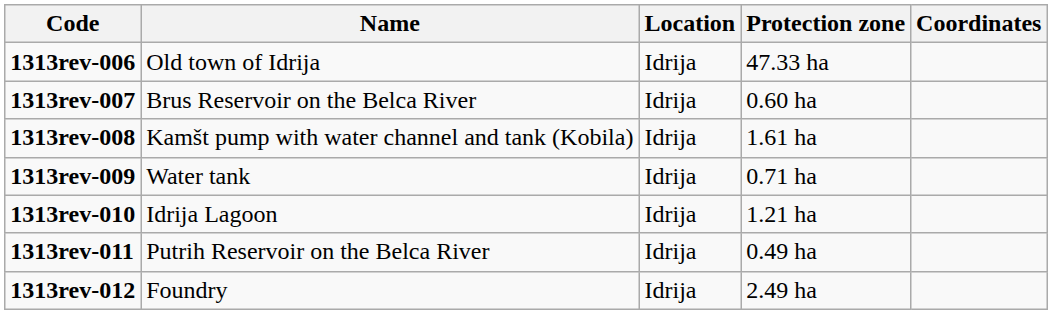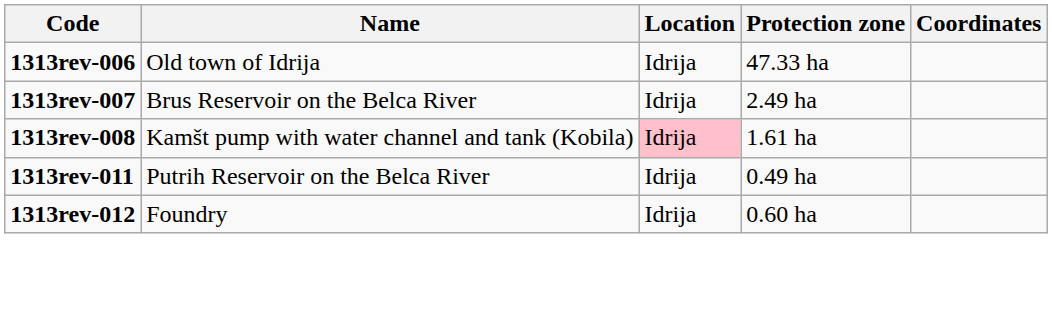(782, 99) 0.60 ha -> (782, 99) 2.49 ha
(670, 137) no background -> (670, 137) pink background
- row: (73, 175)
- row: (73, 213)
(782, 289) 2.49 ha -> (782, 213) 0.60 ha
